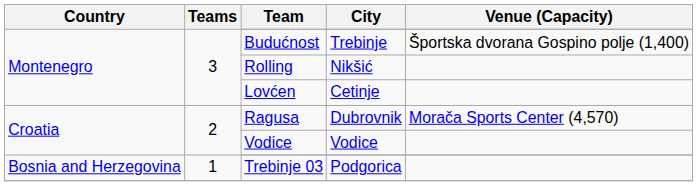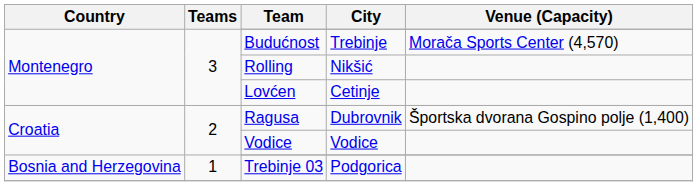(549, 42) Športska dvorana Gospino polje (1,400) -> (514, 42) Morača Sports Center (4,570)
(514, 117) Morača Sports Center (4,570) -> (549, 117) Športska dvorana Gospino polje (1,400)
